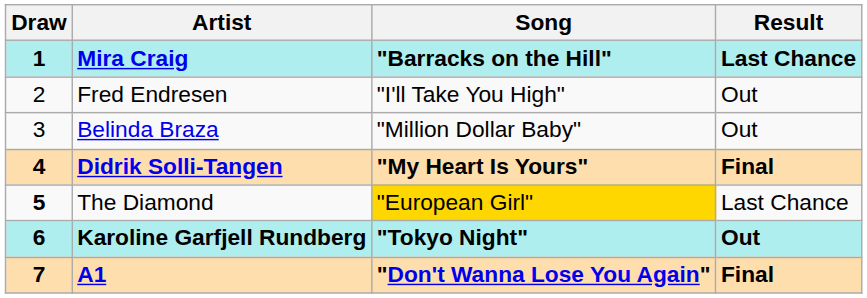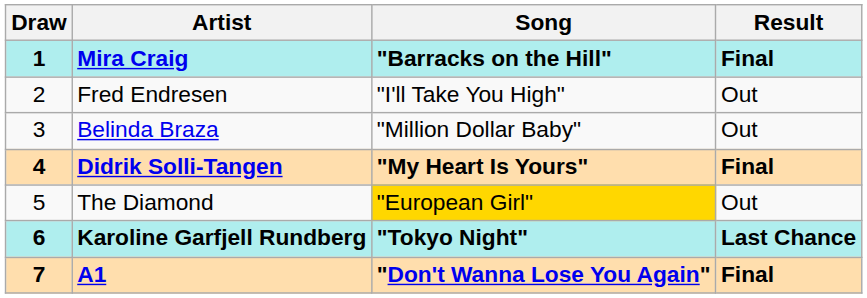(789, 58) Last Chance -> (747, 58) Final
(39, 202) bold -> (39, 202) normal
(785, 202) Last Chance -> (739, 202) Out
(741, 238) Out -> (789, 238) Last Chance
